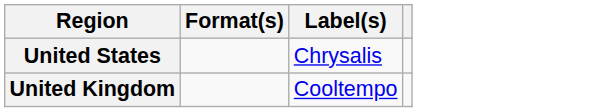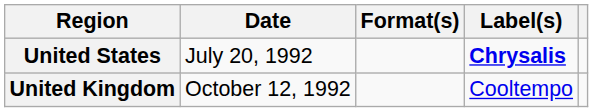+ column: (268, 21)
(338, 55) normal -> (518, 55) bold
